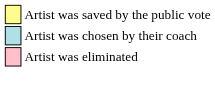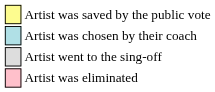+ row: (93, 56)
